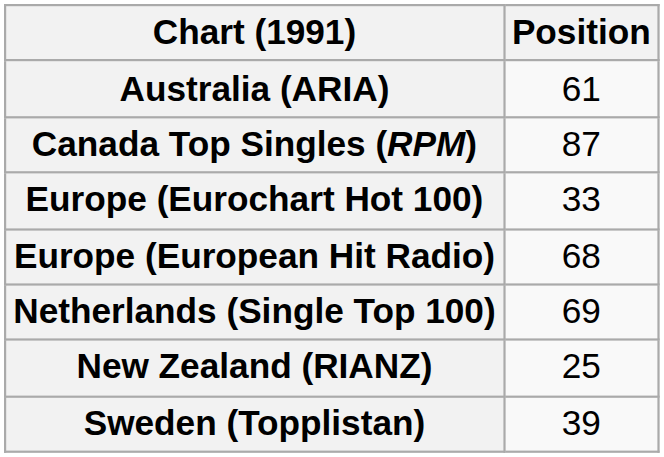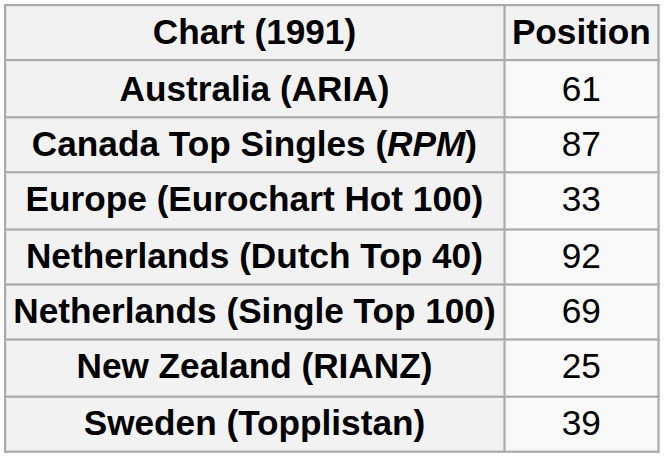- row: (254, 255)
+ row: (254, 255)
